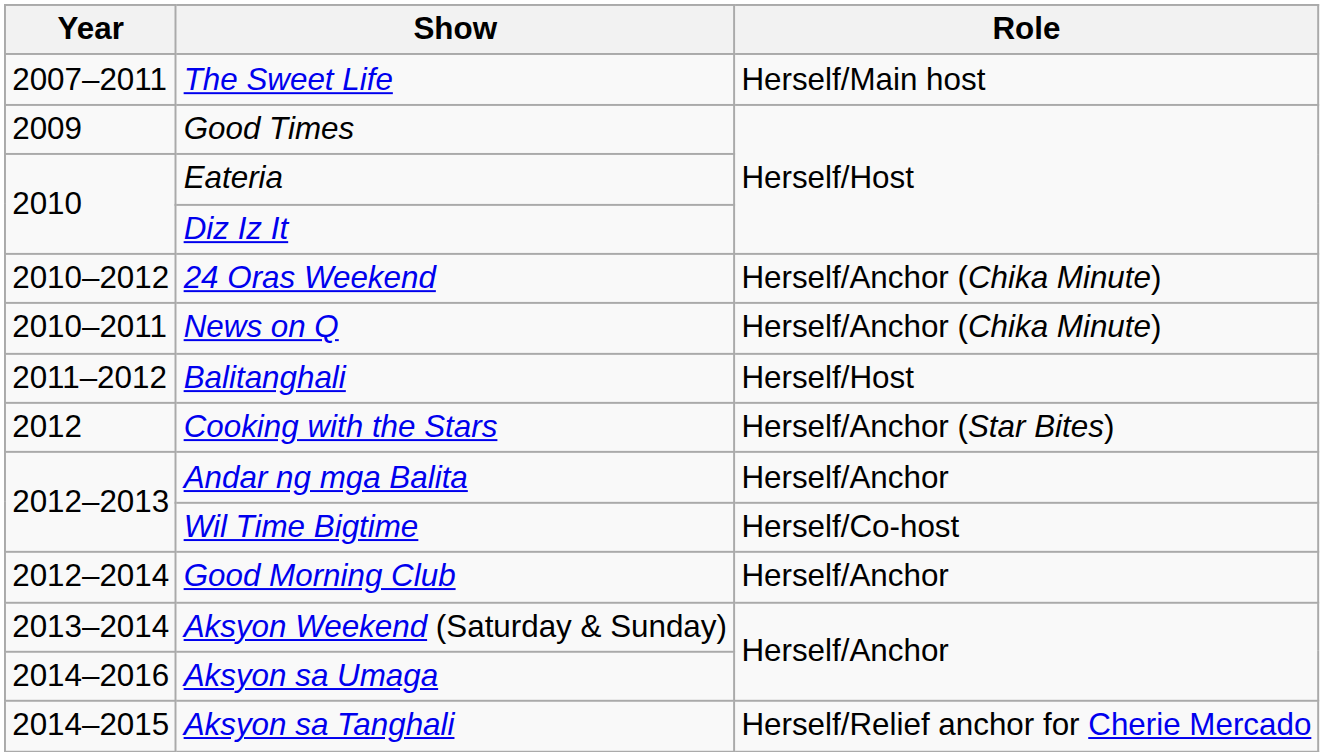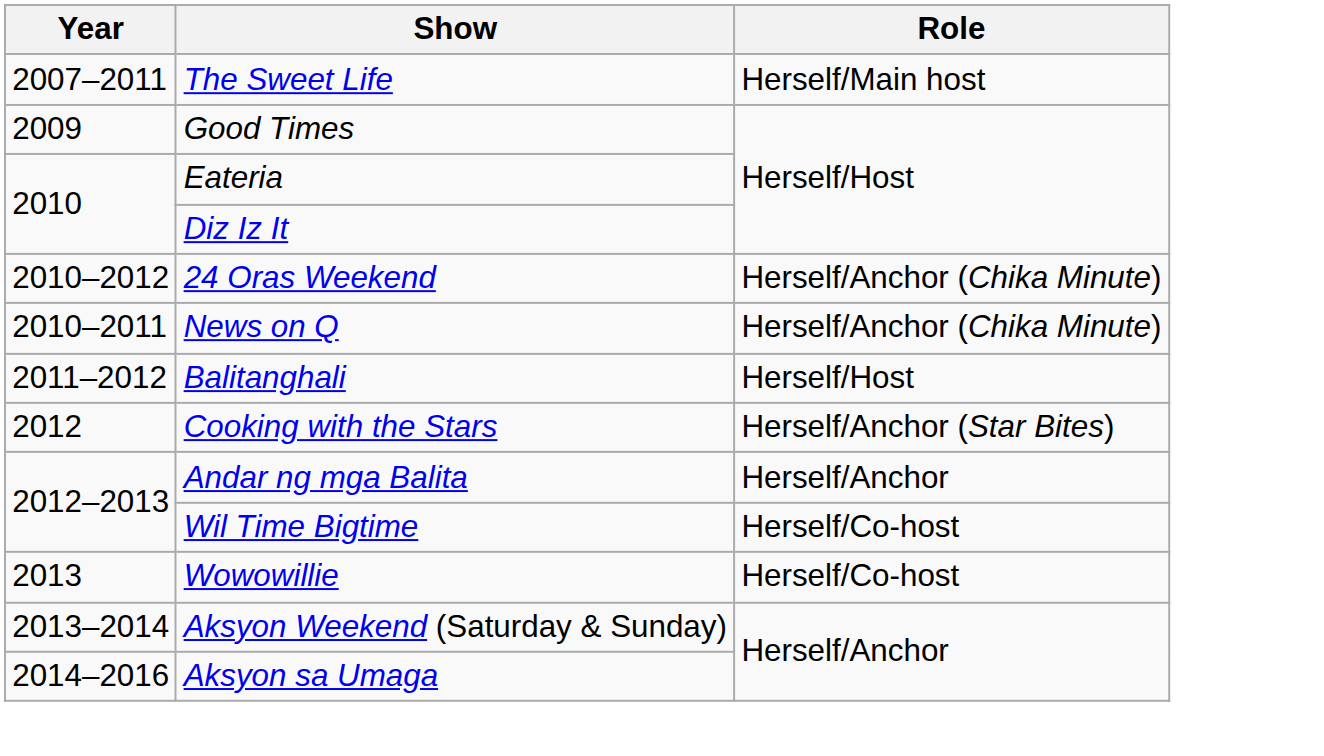- row: (320, 576)
+ row: (261, 576)
- row: (319, 725)
